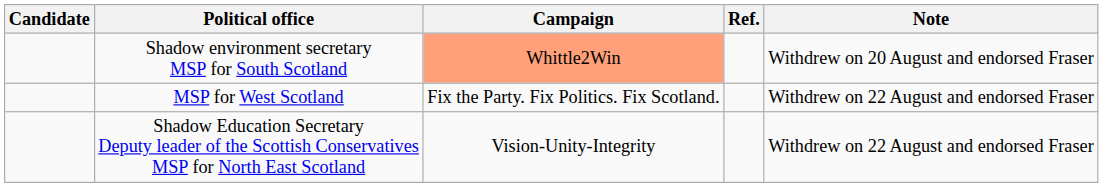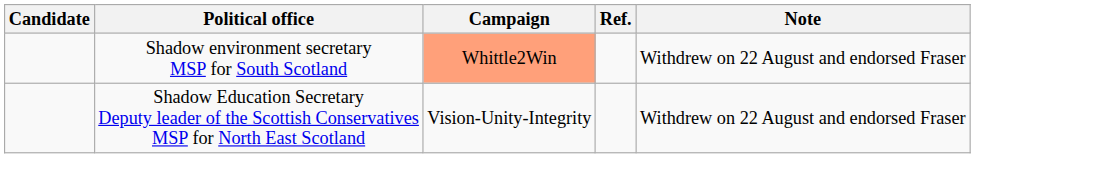(931, 58) Withdrew on 20 August and endorsed Fraser -> (803, 58) Withdrew on 22 August and endorsed Fraser
- row: (259, 97)
